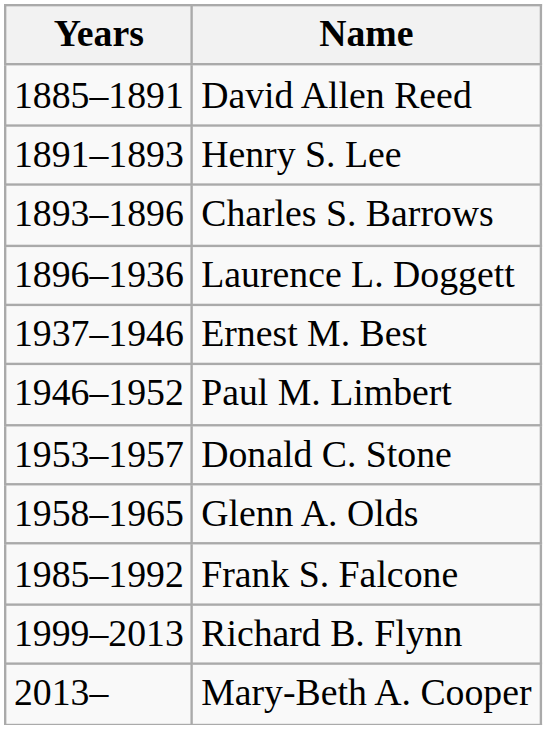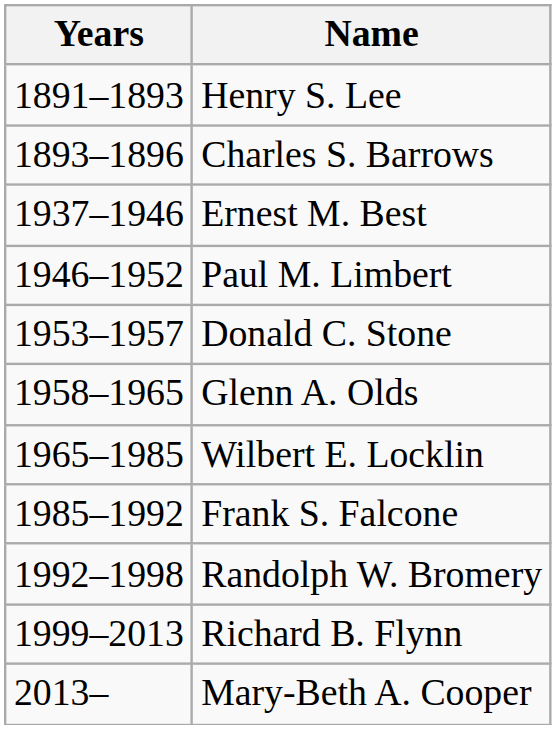- row: (336, 94)
- row: (358, 273)
+ row: (343, 453)
+ row: (372, 573)
